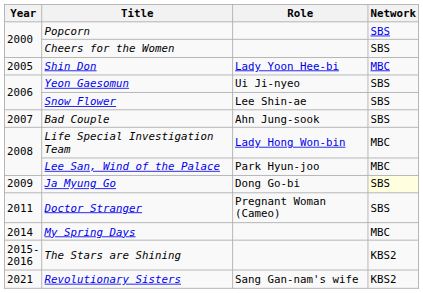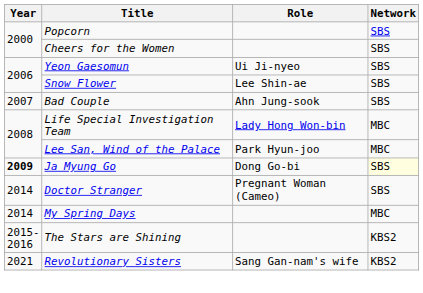- row: (71, 66)
(20, 184) normal -> (20, 166) bold
(20, 208) 2011 -> (20, 190) 2014
